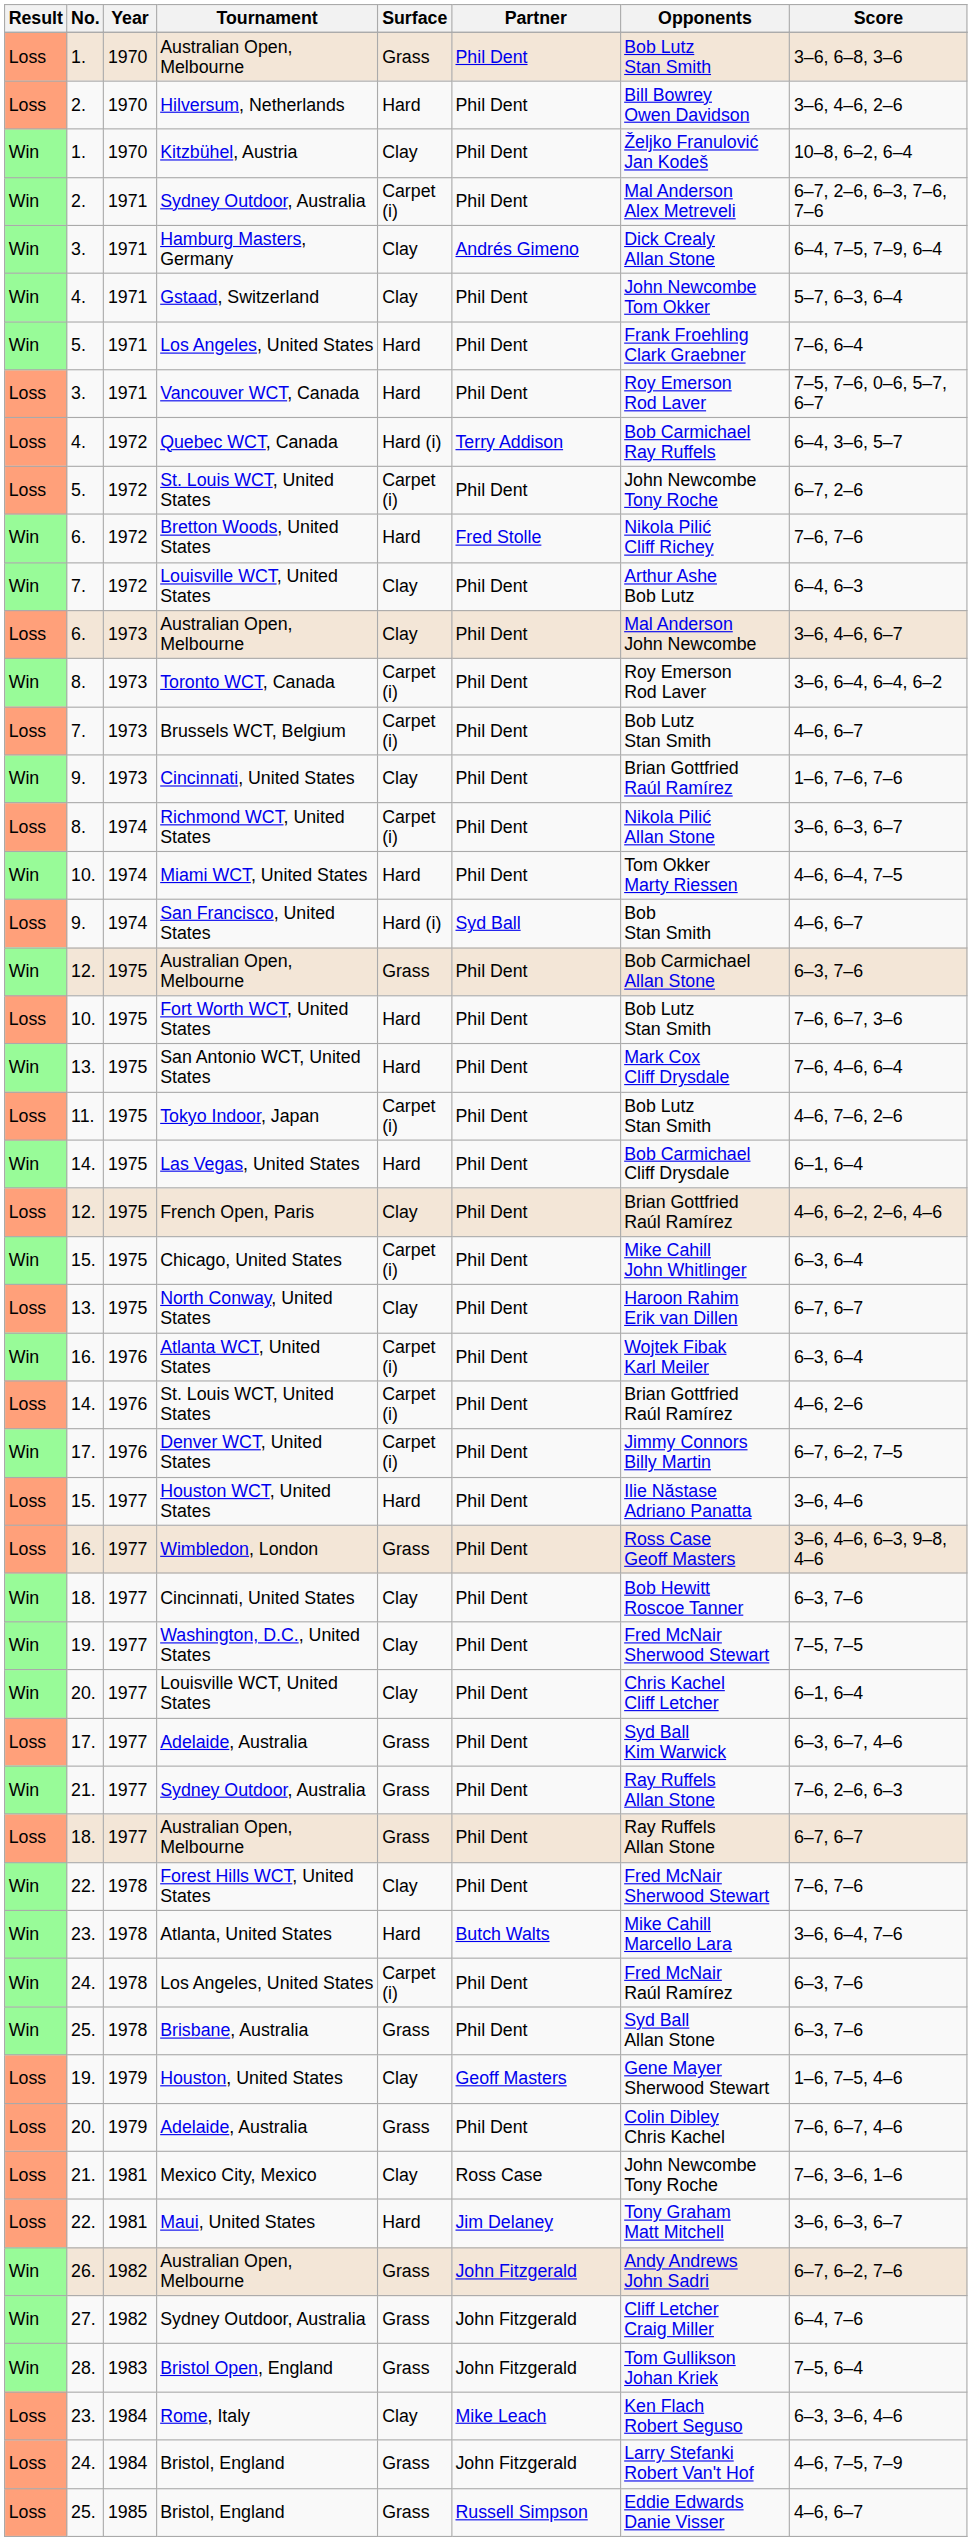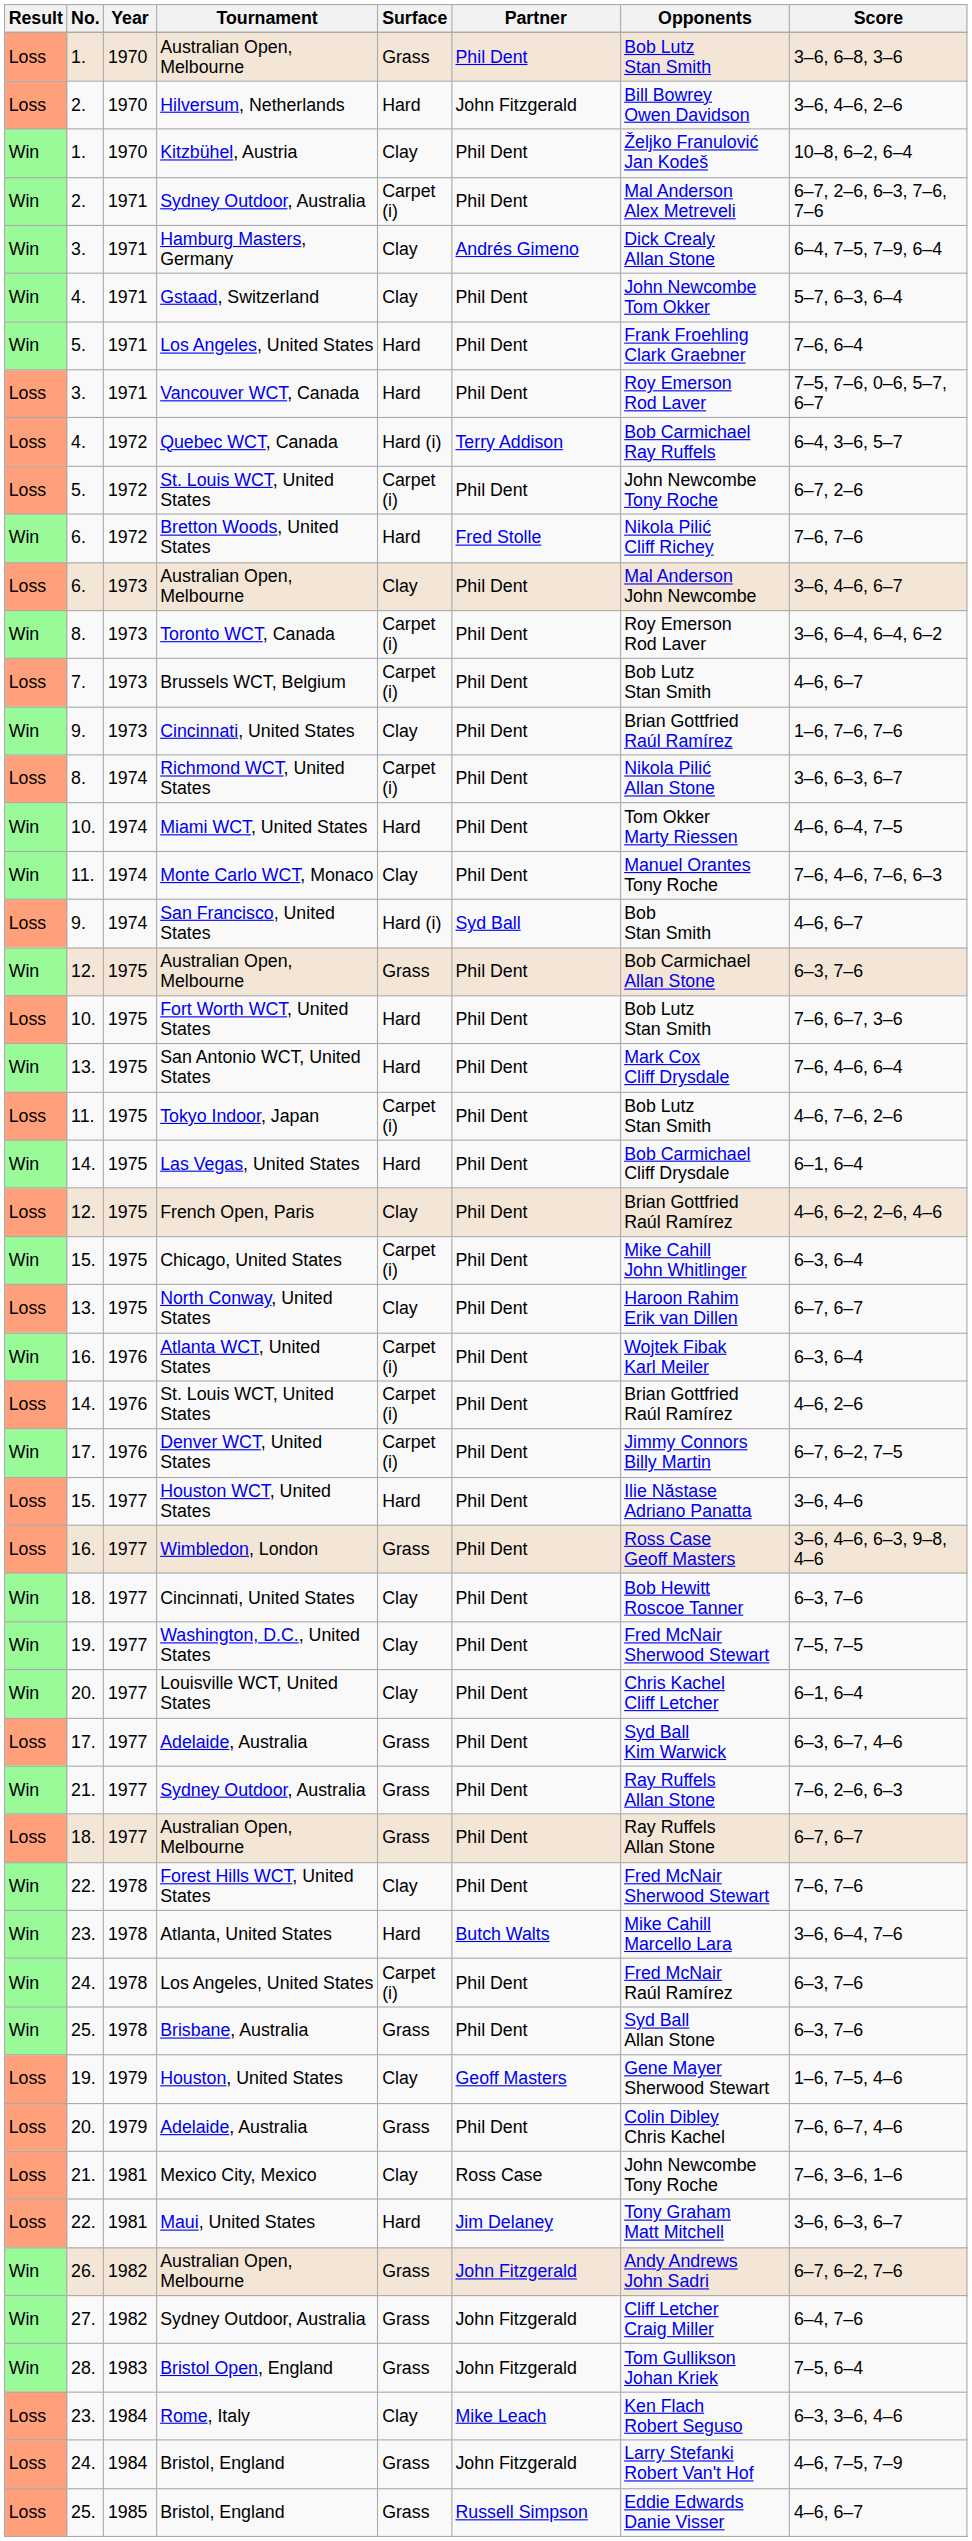(492, 104) Phil Dent -> (516, 104) John Fitzgerald
- row: (79, 586)
+ row: (83, 875)
